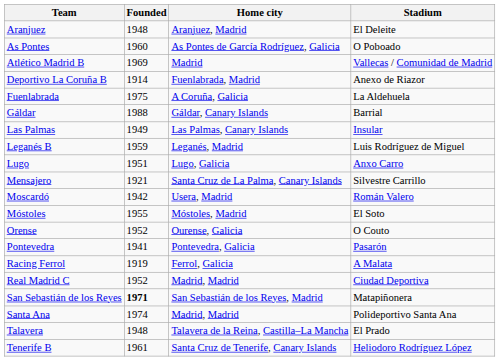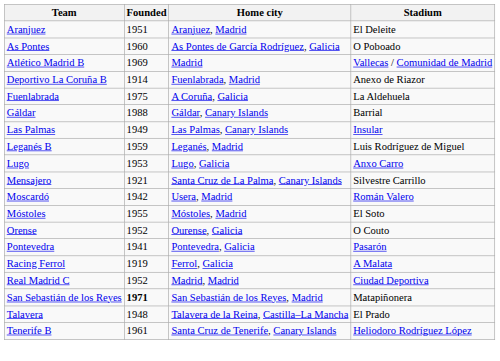(137, 29) 1948 -> (137, 29) 1951
(137, 163) 1951 -> (137, 163) 1953
- row: (28, 314)
